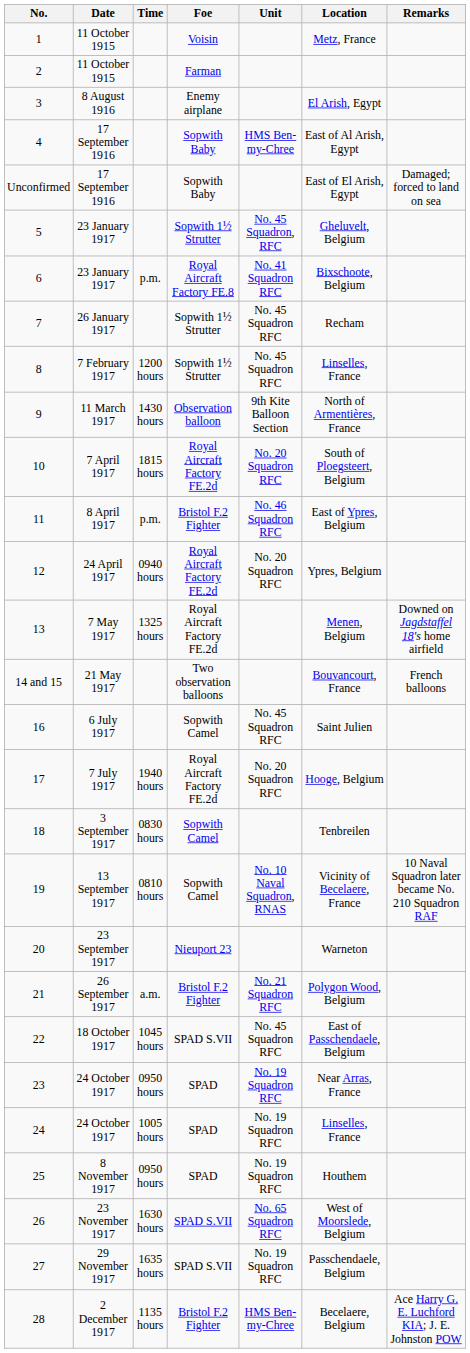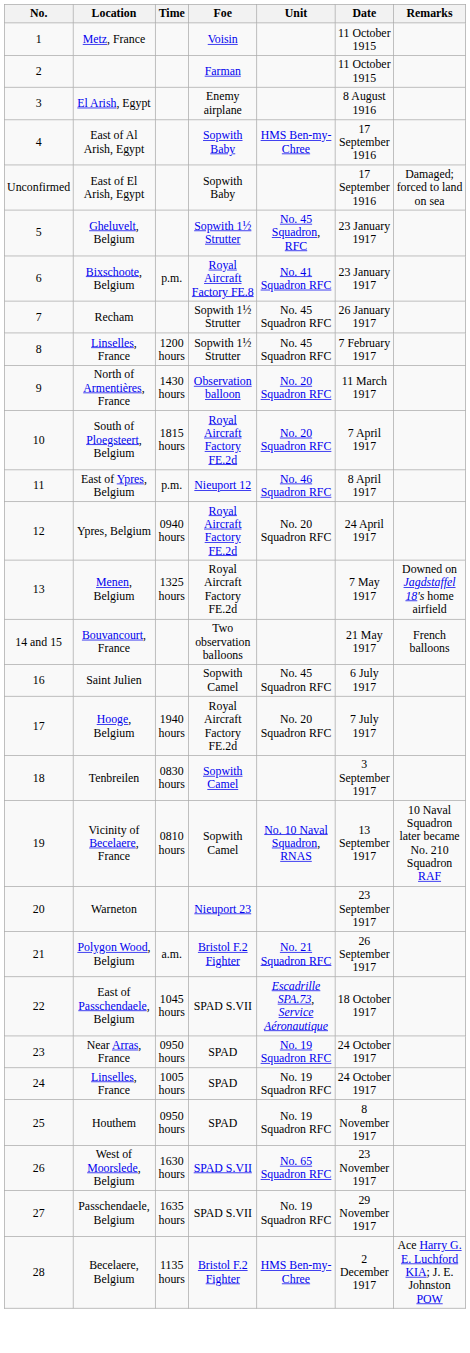columns swapped: (103, 13) <-> (344, 13)
(270, 414) 9th Kite Balloon Section -> (296, 388) No. 20 Squadron RFC
(203, 518) Bristol F.2 Fighter -> (223, 485) Nieuport 12
(270, 1039) No. 45 Squadron RFC -> (296, 1006) Escadrille SPA.73, Service Aéronautique
